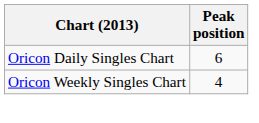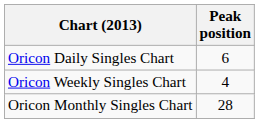+ row: (100, 105)
